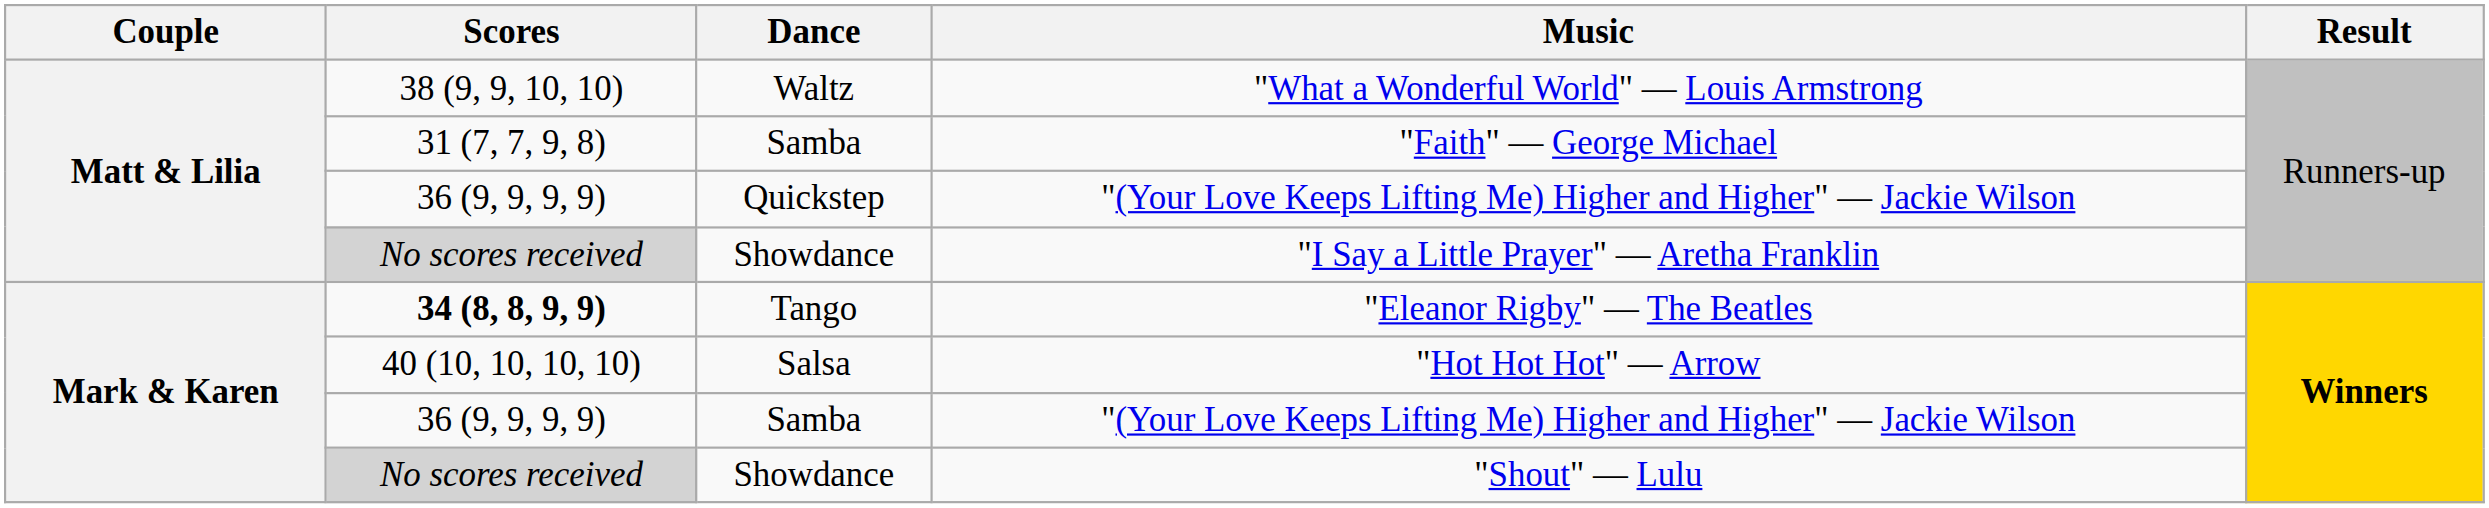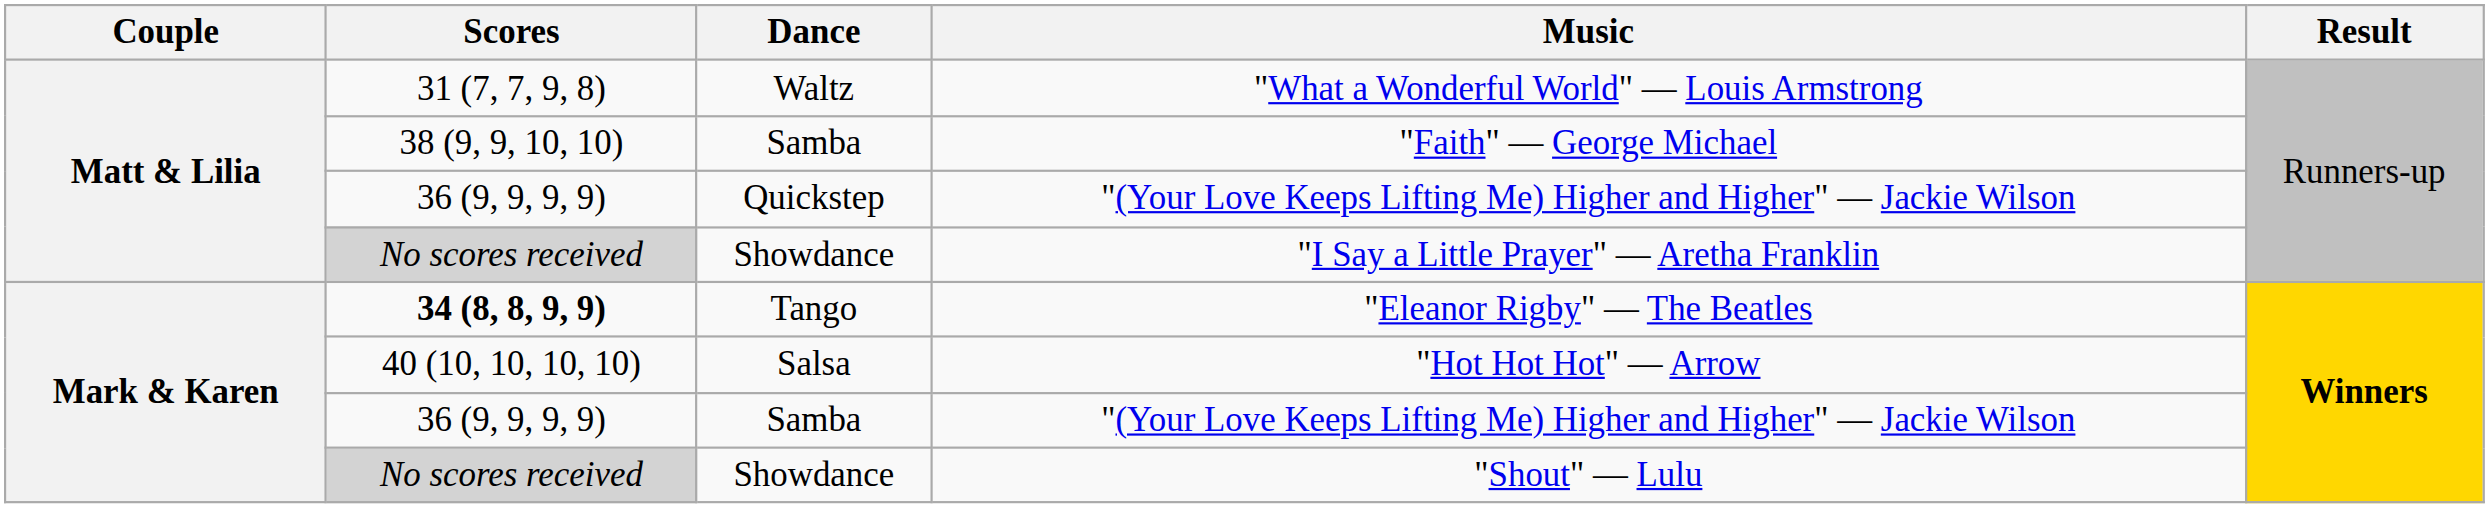(511, 87) 38 (9, 9, 10, 10) -> (511, 87) 31 (7, 7, 9, 8)
(511, 142) 31 (7, 7, 9, 8) -> (511, 142) 38 (9, 9, 10, 10)
